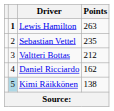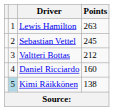(13, 25) bold -> (13, 25) normal
(90, 40) 235 -> (90, 40) 245
(90, 69) 162 -> (90, 69) 160
